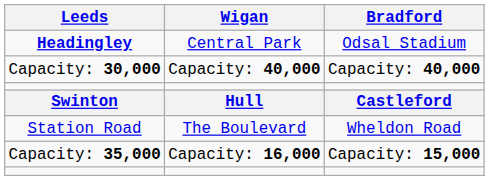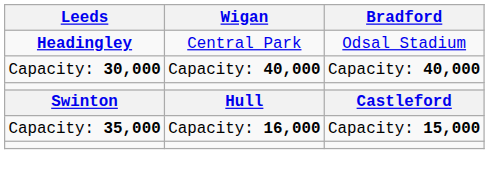- row: (85, 128)
